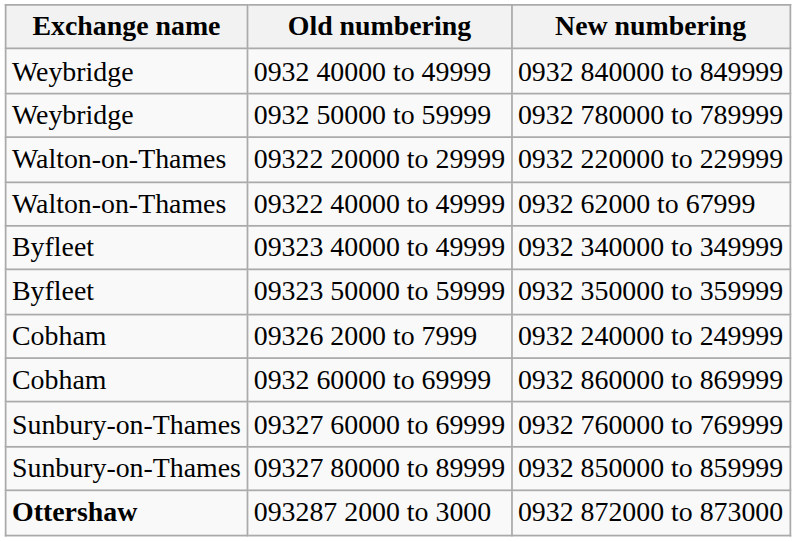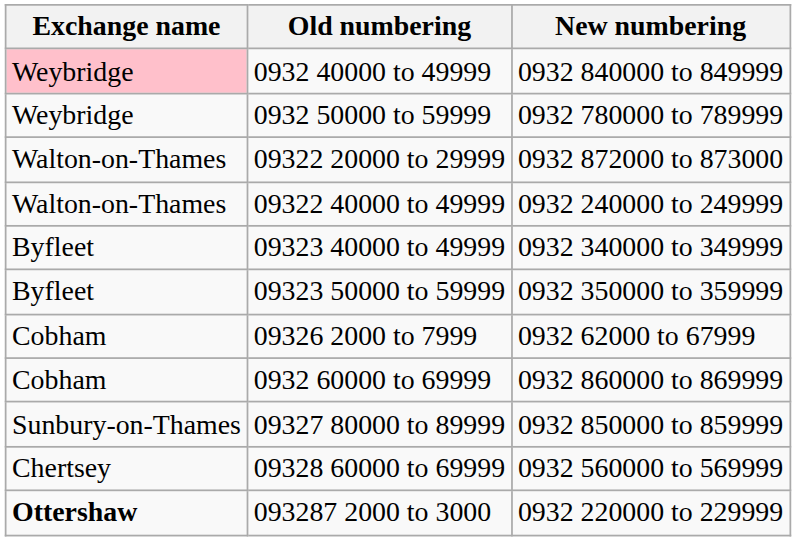(73, 70) no background -> (73, 70) pink background
(651, 159) 0932 220000 to 229999 -> (651, 159) 0932 872000 to 873000
(637, 203) 0932 62000 to 67999 -> (651, 203) 0932 240000 to 249999
(651, 335) 0932 240000 to 249999 -> (637, 335) 0932 62000 to 67999
- row: (379, 423)
+ row: (379, 468)
(651, 512) 0932 872000 to 873000 -> (651, 512) 0932 220000 to 229999
